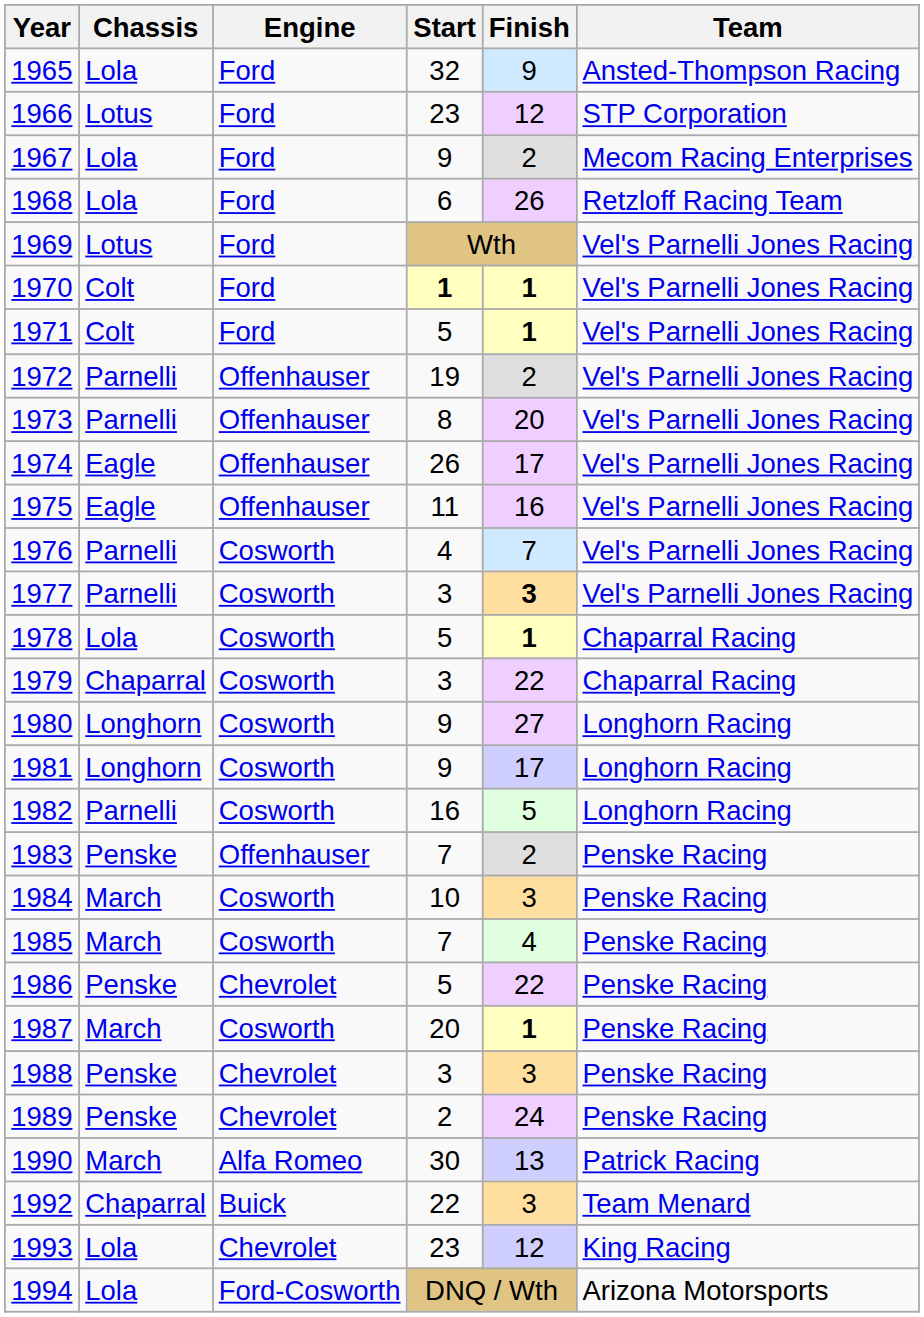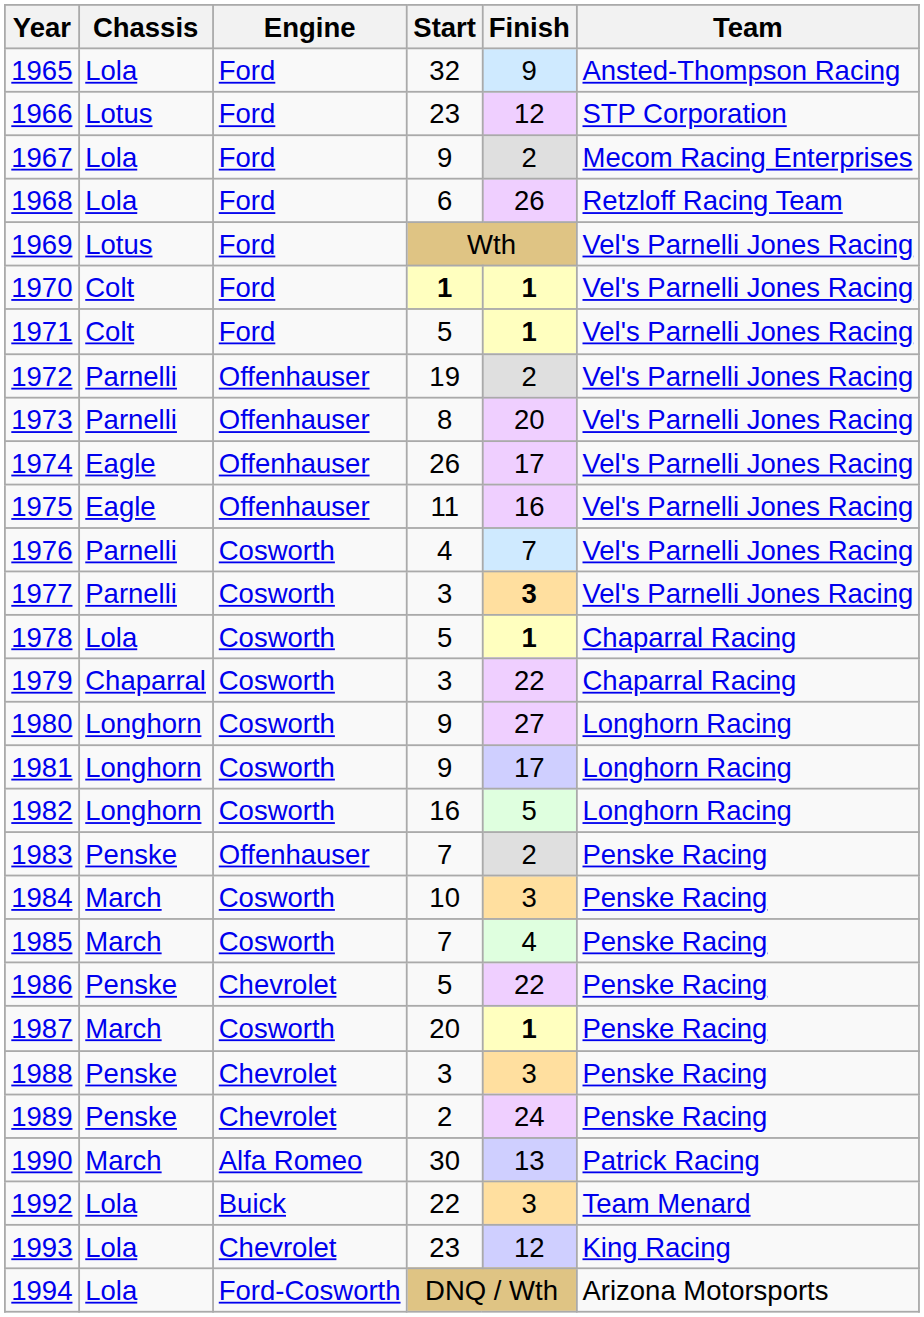(131, 811) Parnelli -> (143, 811) Longhorn
(146, 1203) Chaparral -> (111, 1203) Lola
